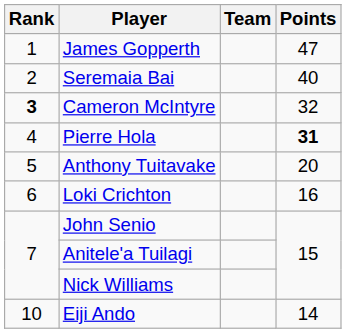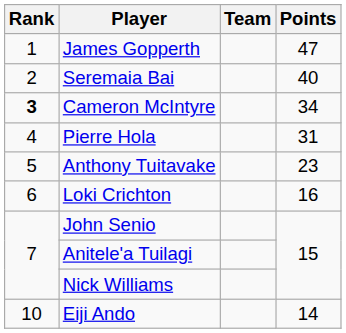(308, 107) 32 -> (308, 107) 34
(308, 136) bold -> (308, 136) normal
(308, 166) 20 -> (308, 166) 23
